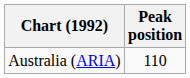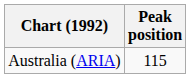(155, 60) 110 -> (155, 60) 115
